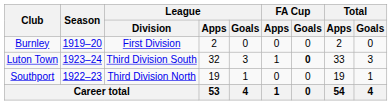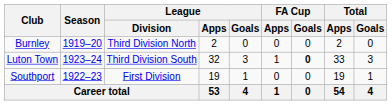(152, 44) First Division -> (152, 44) Third Division North
(152, 76) Third Division North -> (152, 76) First Division
